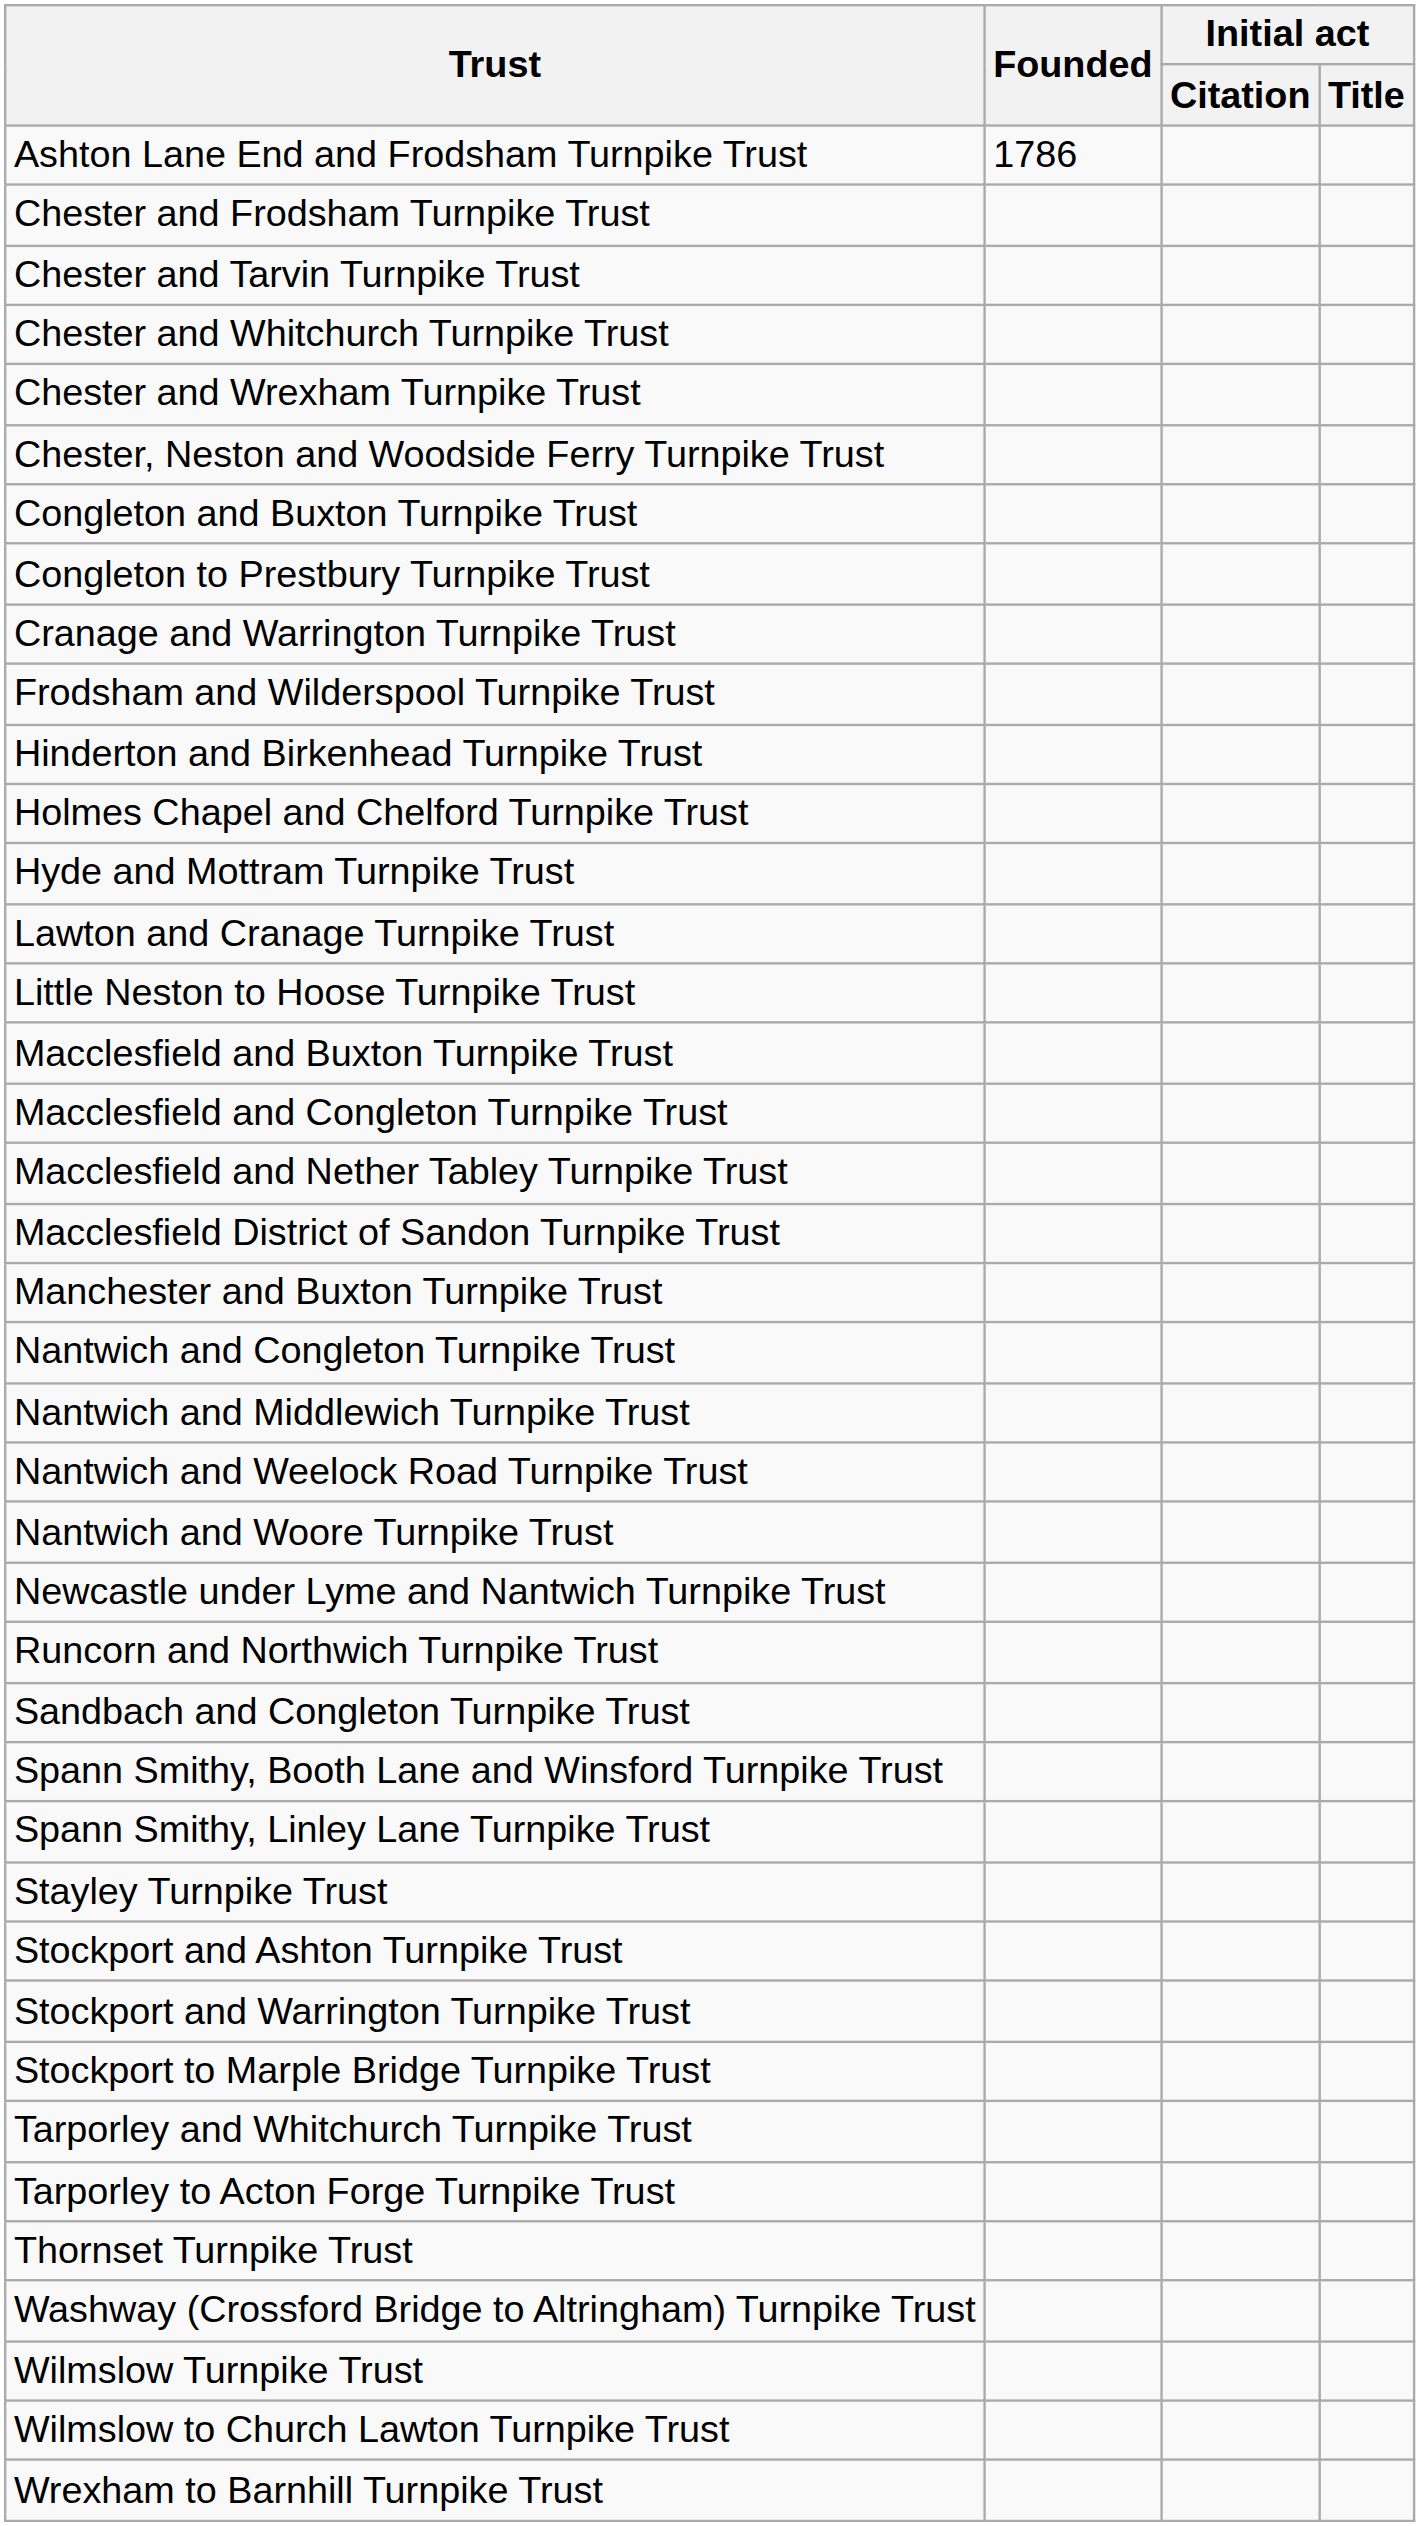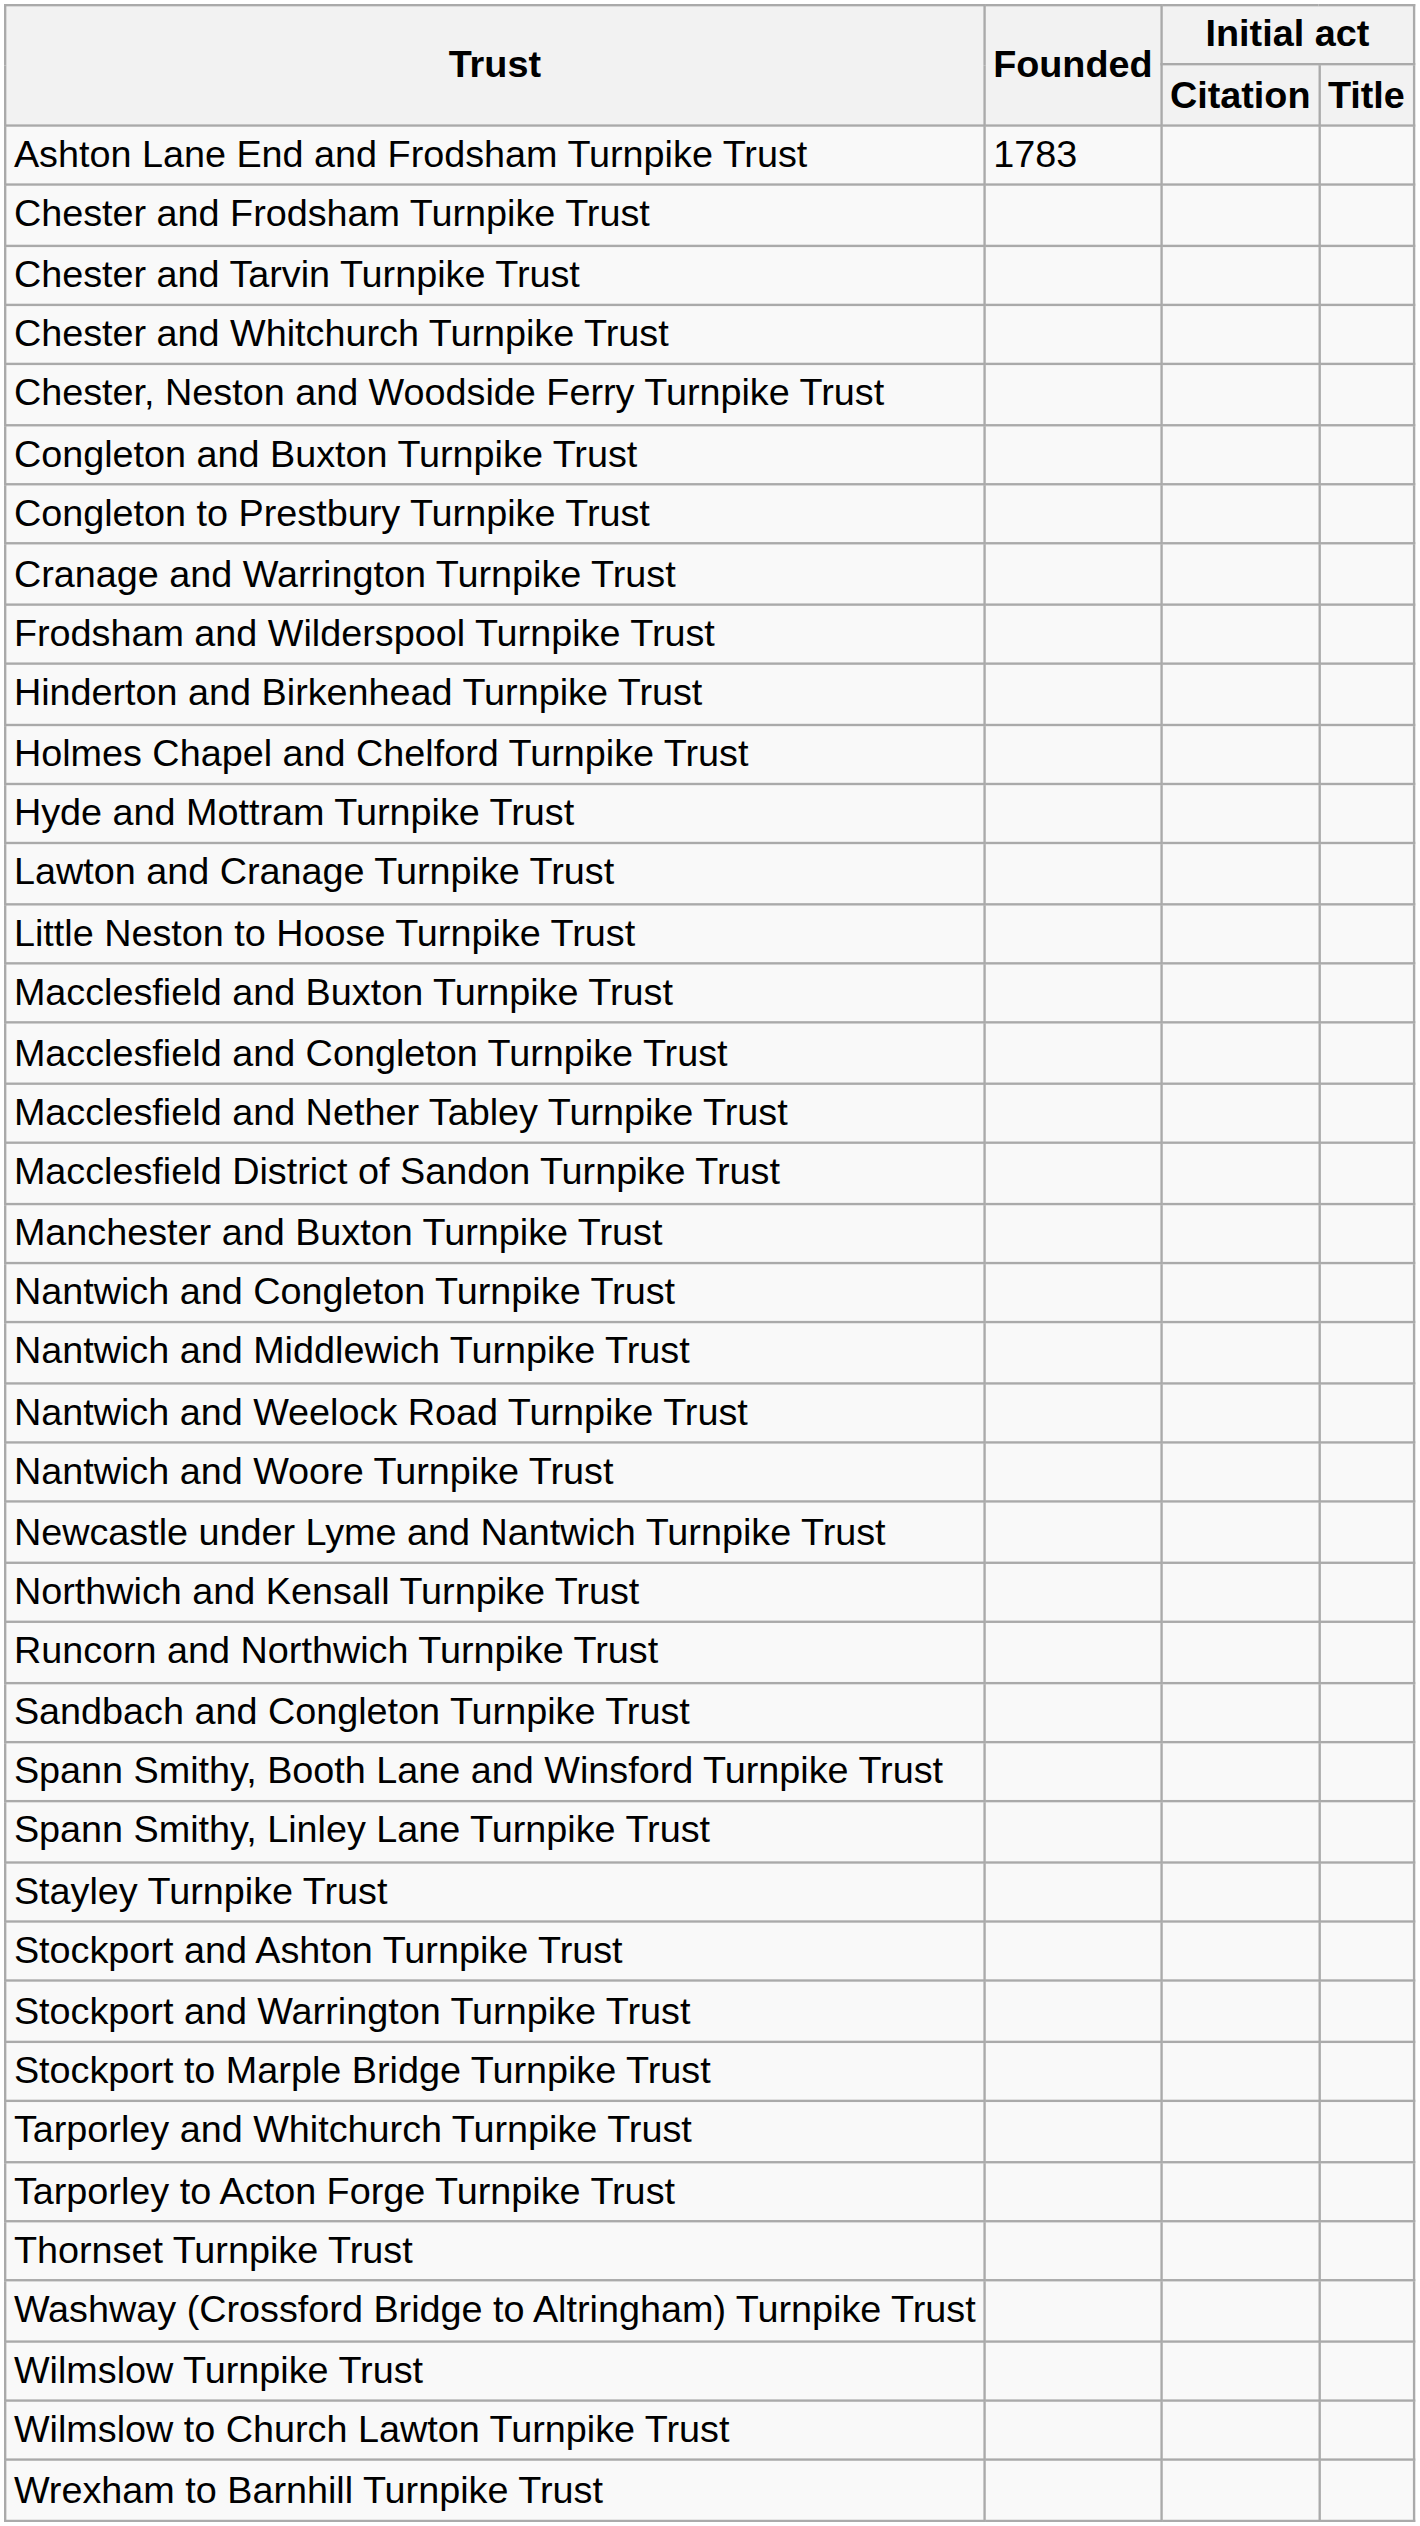(1035, 154) 1786 -> (1035, 154) 1783
- row: (327, 393)
+ row: (327, 1591)
